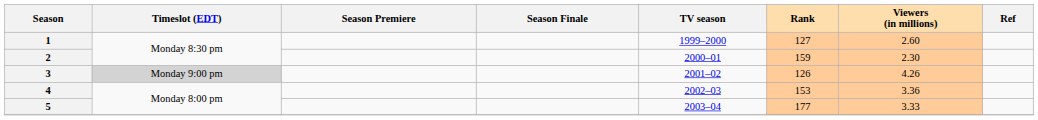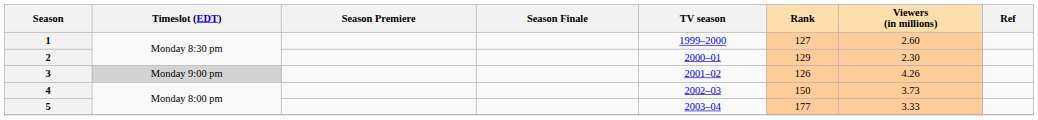(803, 57) 159 -> (803, 57) 129
(803, 90) 153 -> (803, 90) 150
(911, 90) 3.36 -> (911, 90) 3.73
